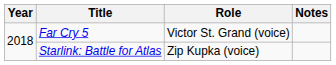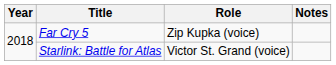(228, 32) Victor St. Grand (voice) -> (213, 32) Zip Kupka (voice)
(213, 51) Zip Kupka (voice) -> (228, 51) Victor St. Grand (voice)
